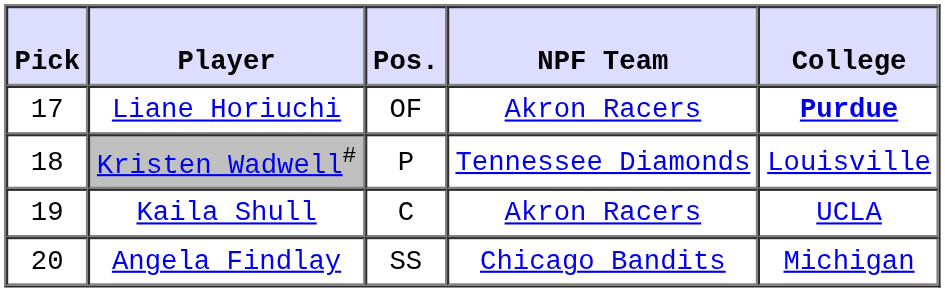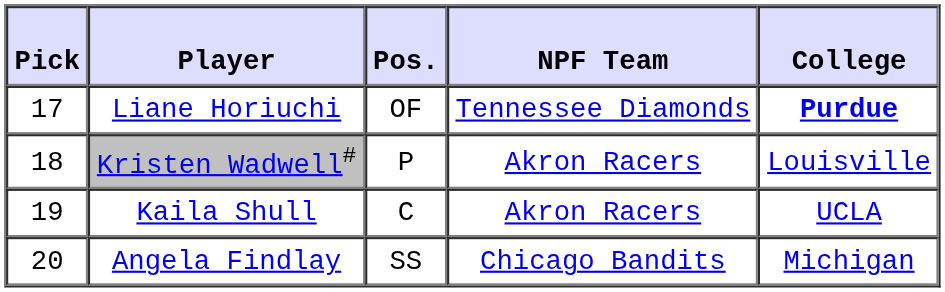(603, 110) Akron Racers -> (603, 110) Tennessee Diamonds
(603, 162) Tennessee Diamonds -> (603, 162) Akron Racers
